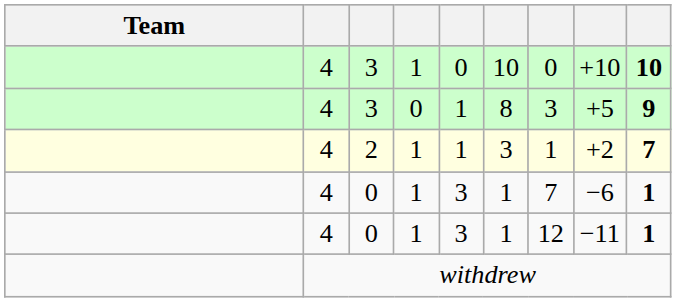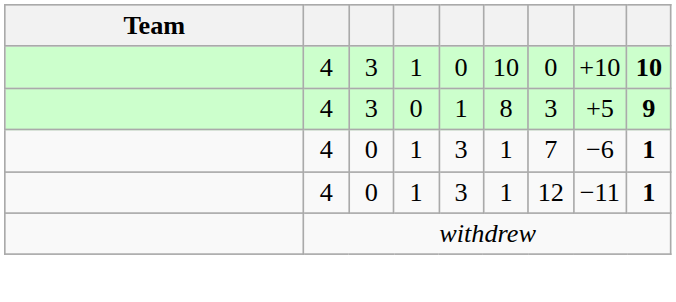- row: (371, 150)
